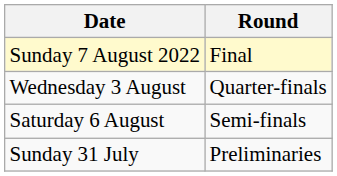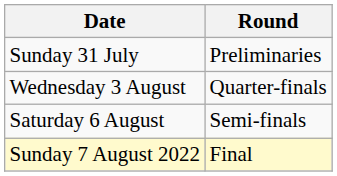rows swapped: (74, 154) <-> (105, 54)
